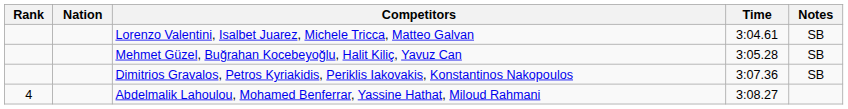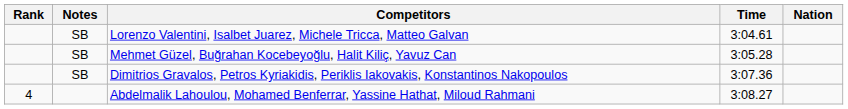columns swapped: (83, 15) <-> (816, 15)
